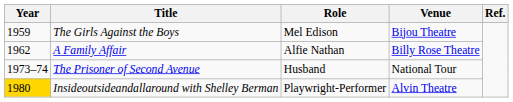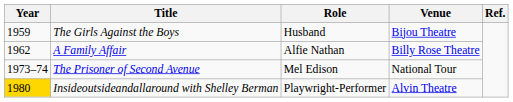(311, 32) Mel Edison -> (305, 32) Husband
(305, 69) Husband -> (311, 69) Mel Edison
